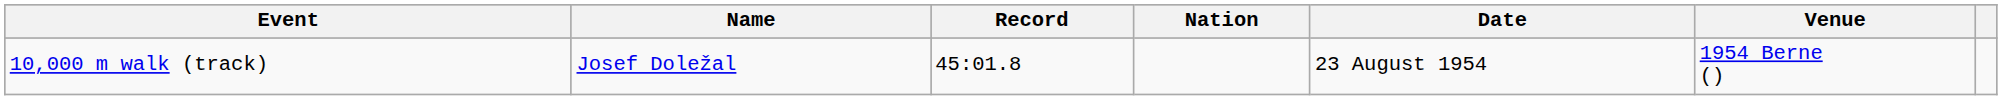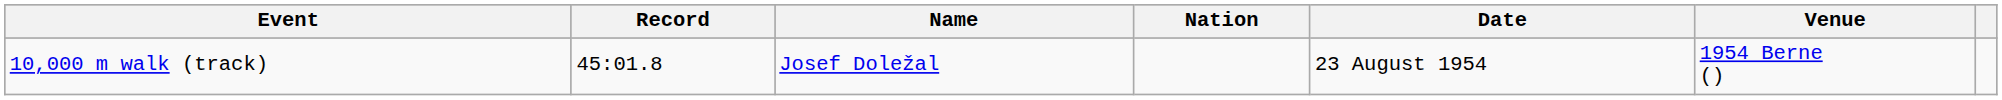columns swapped: (1032, 22) <-> (751, 22)
